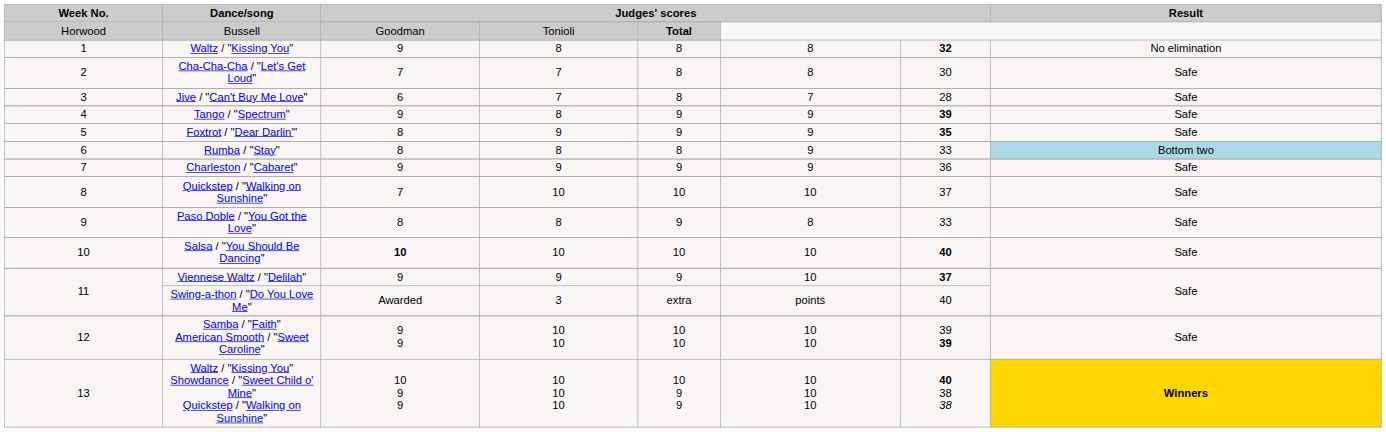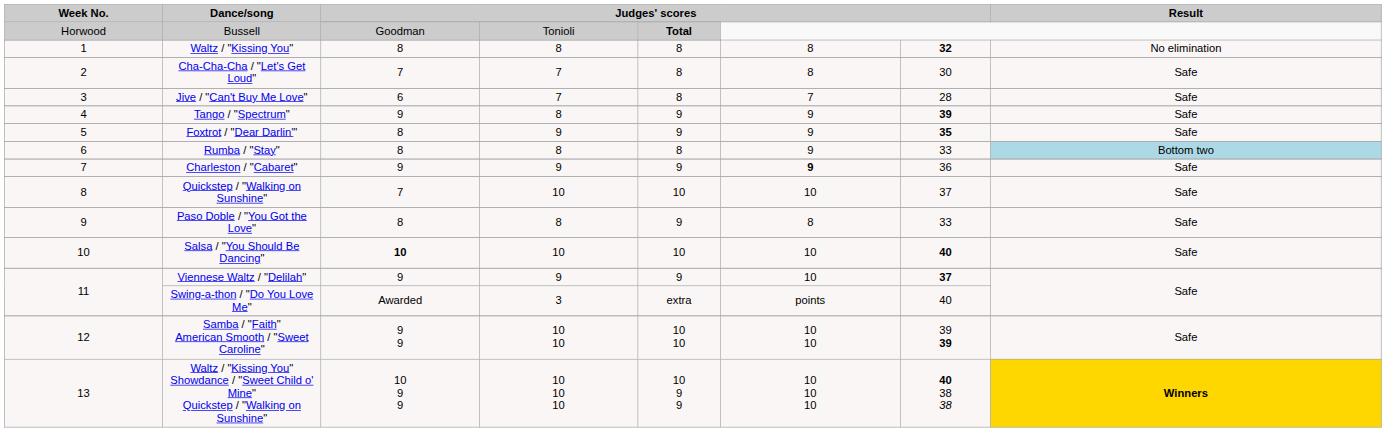(400, 48) 9 -> (400, 48) 8
(810, 168) normal -> (810, 168) bold
